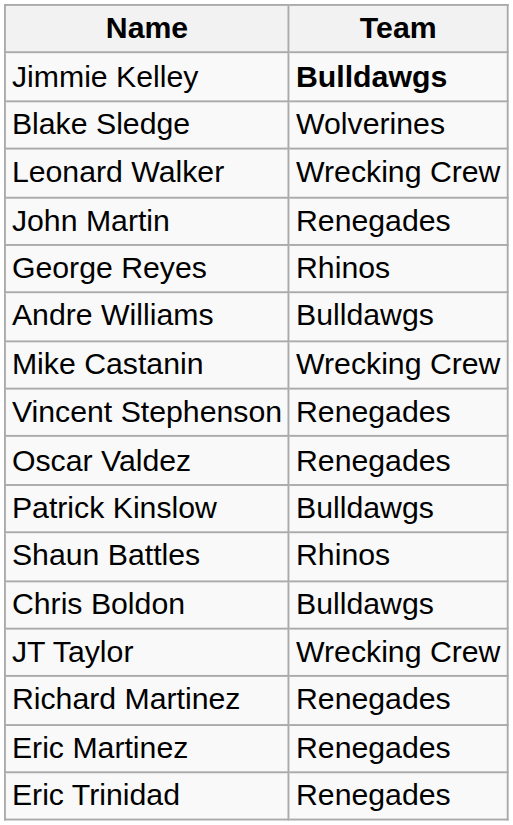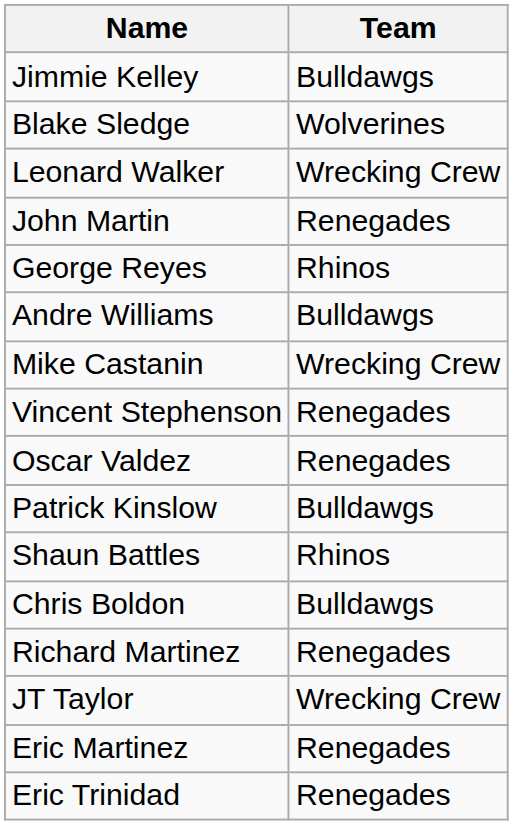(372, 76) bold -> (365, 76) normal
rows swapped: (126, 699) <-> (73, 651)
